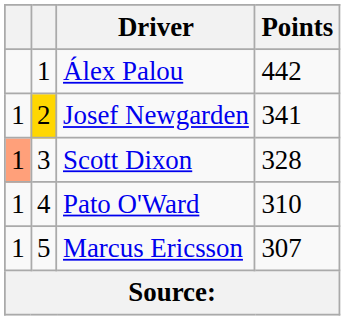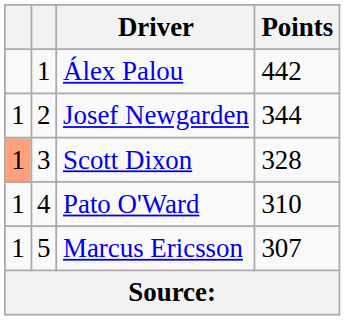(44, 115) gold background -> (44, 115) no background
(282, 115) 341 -> (282, 115) 344
